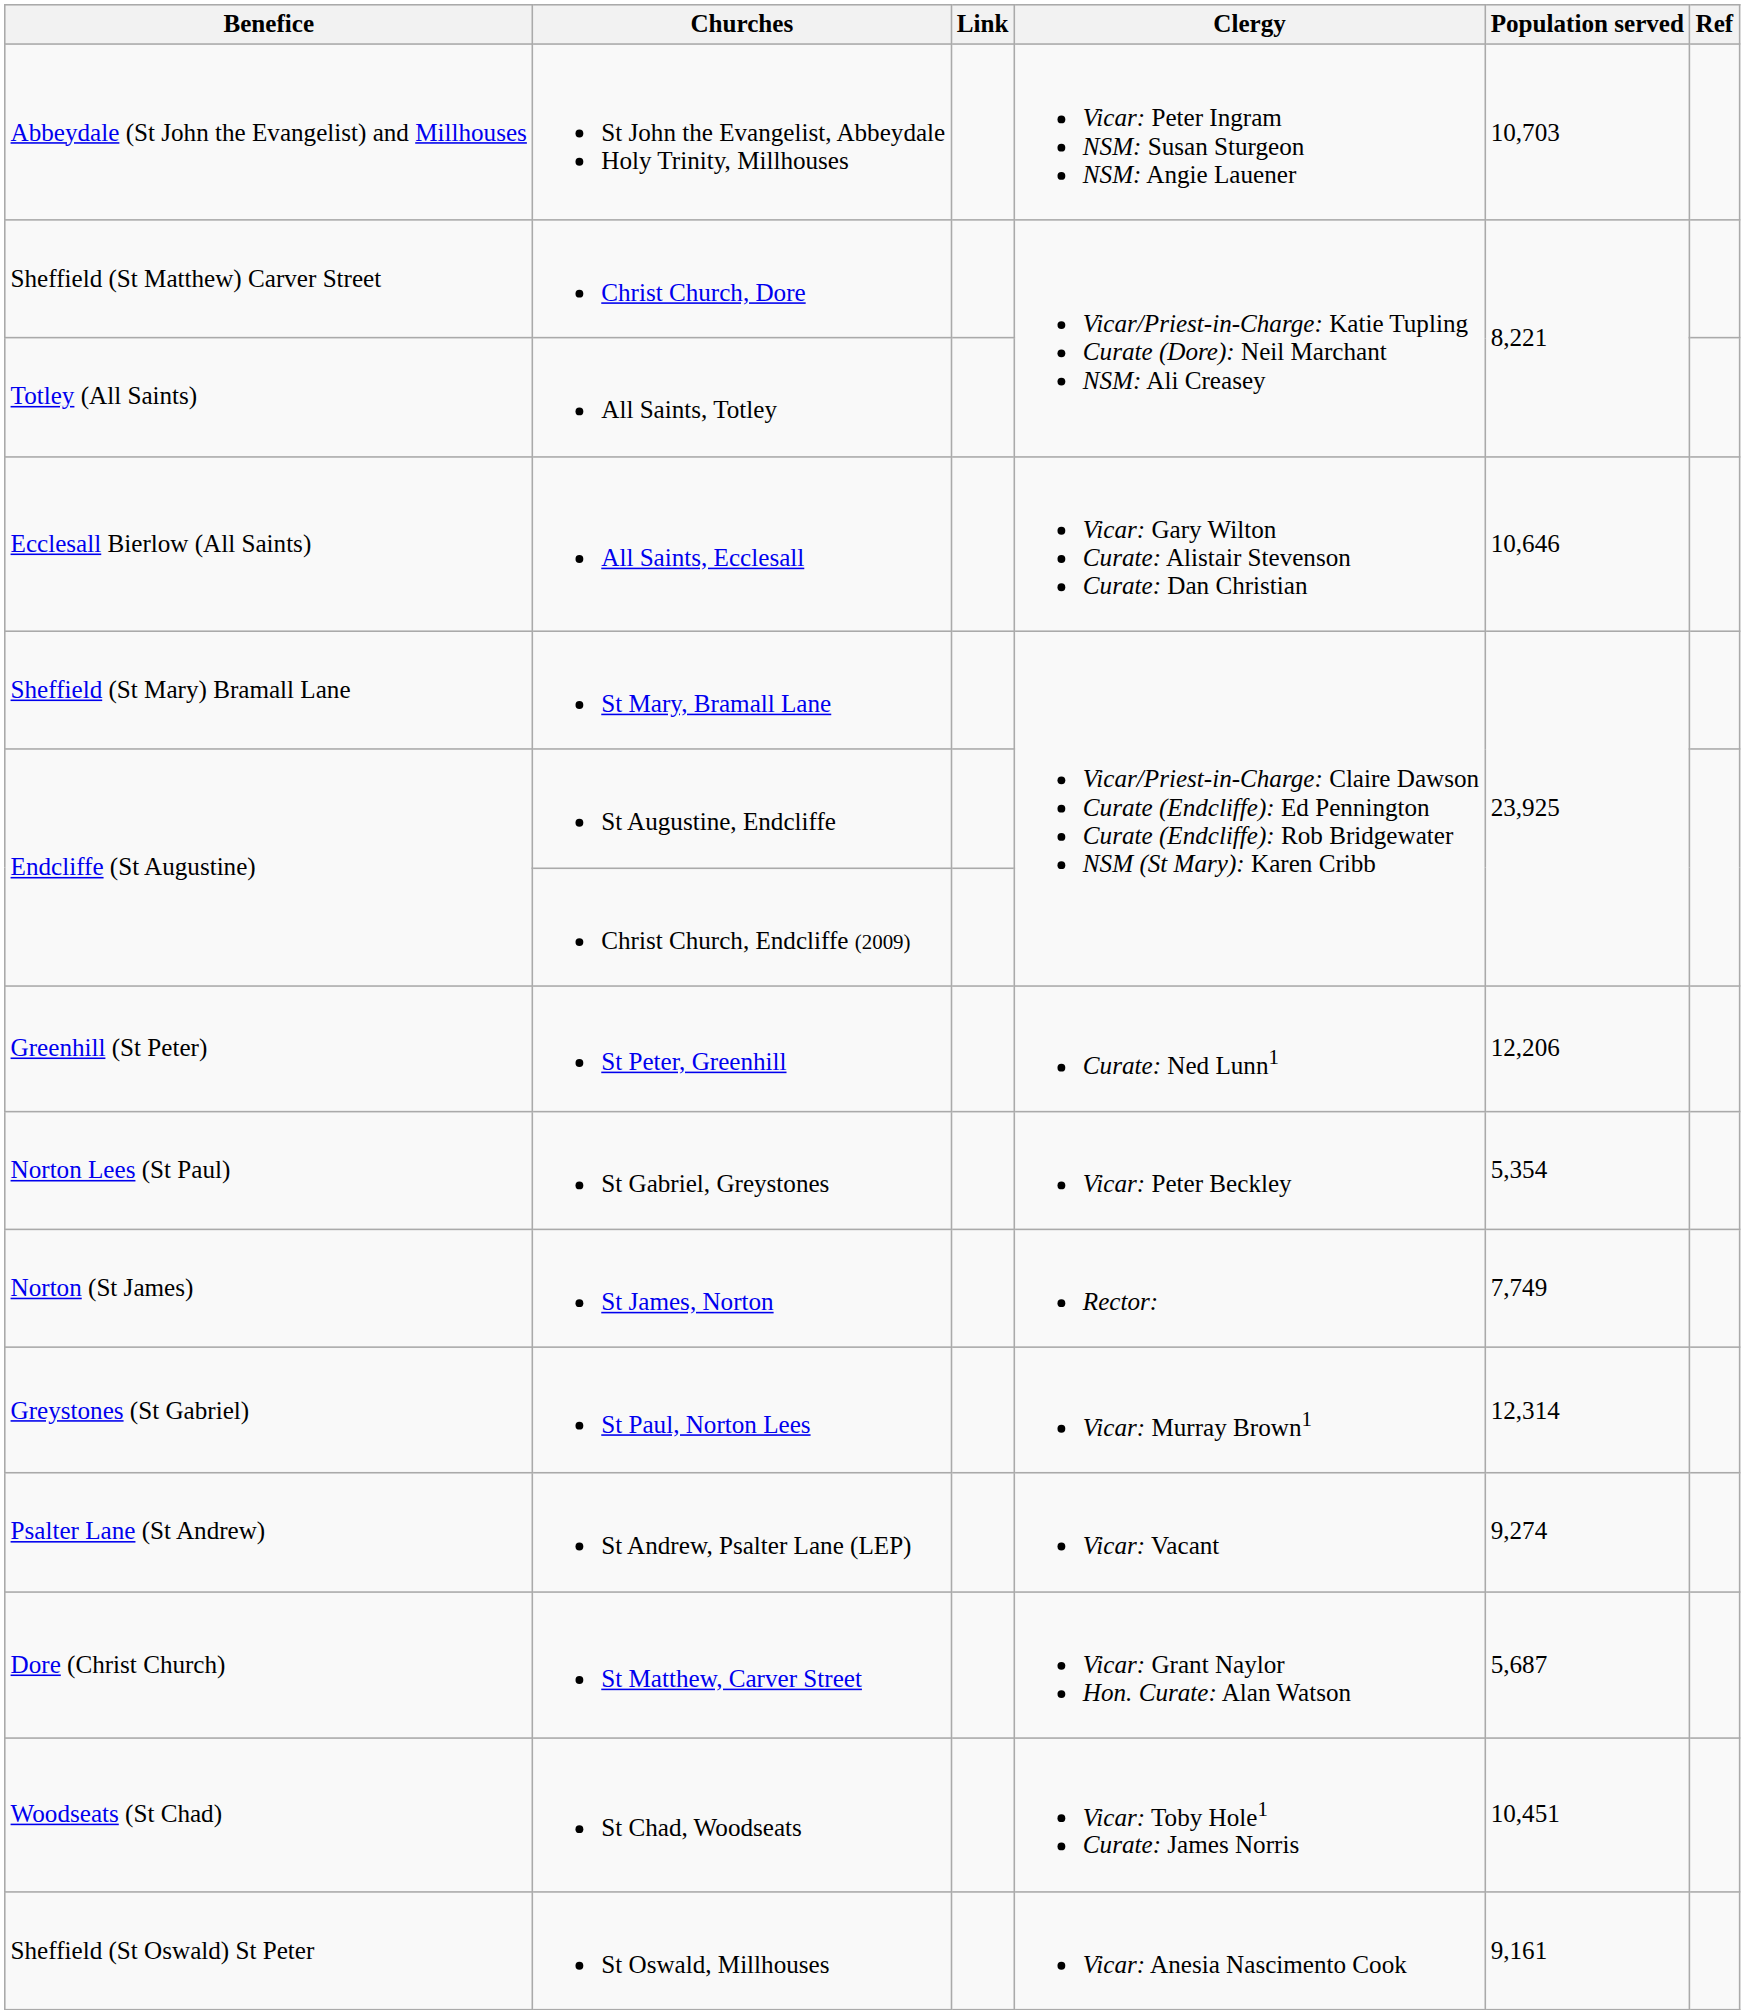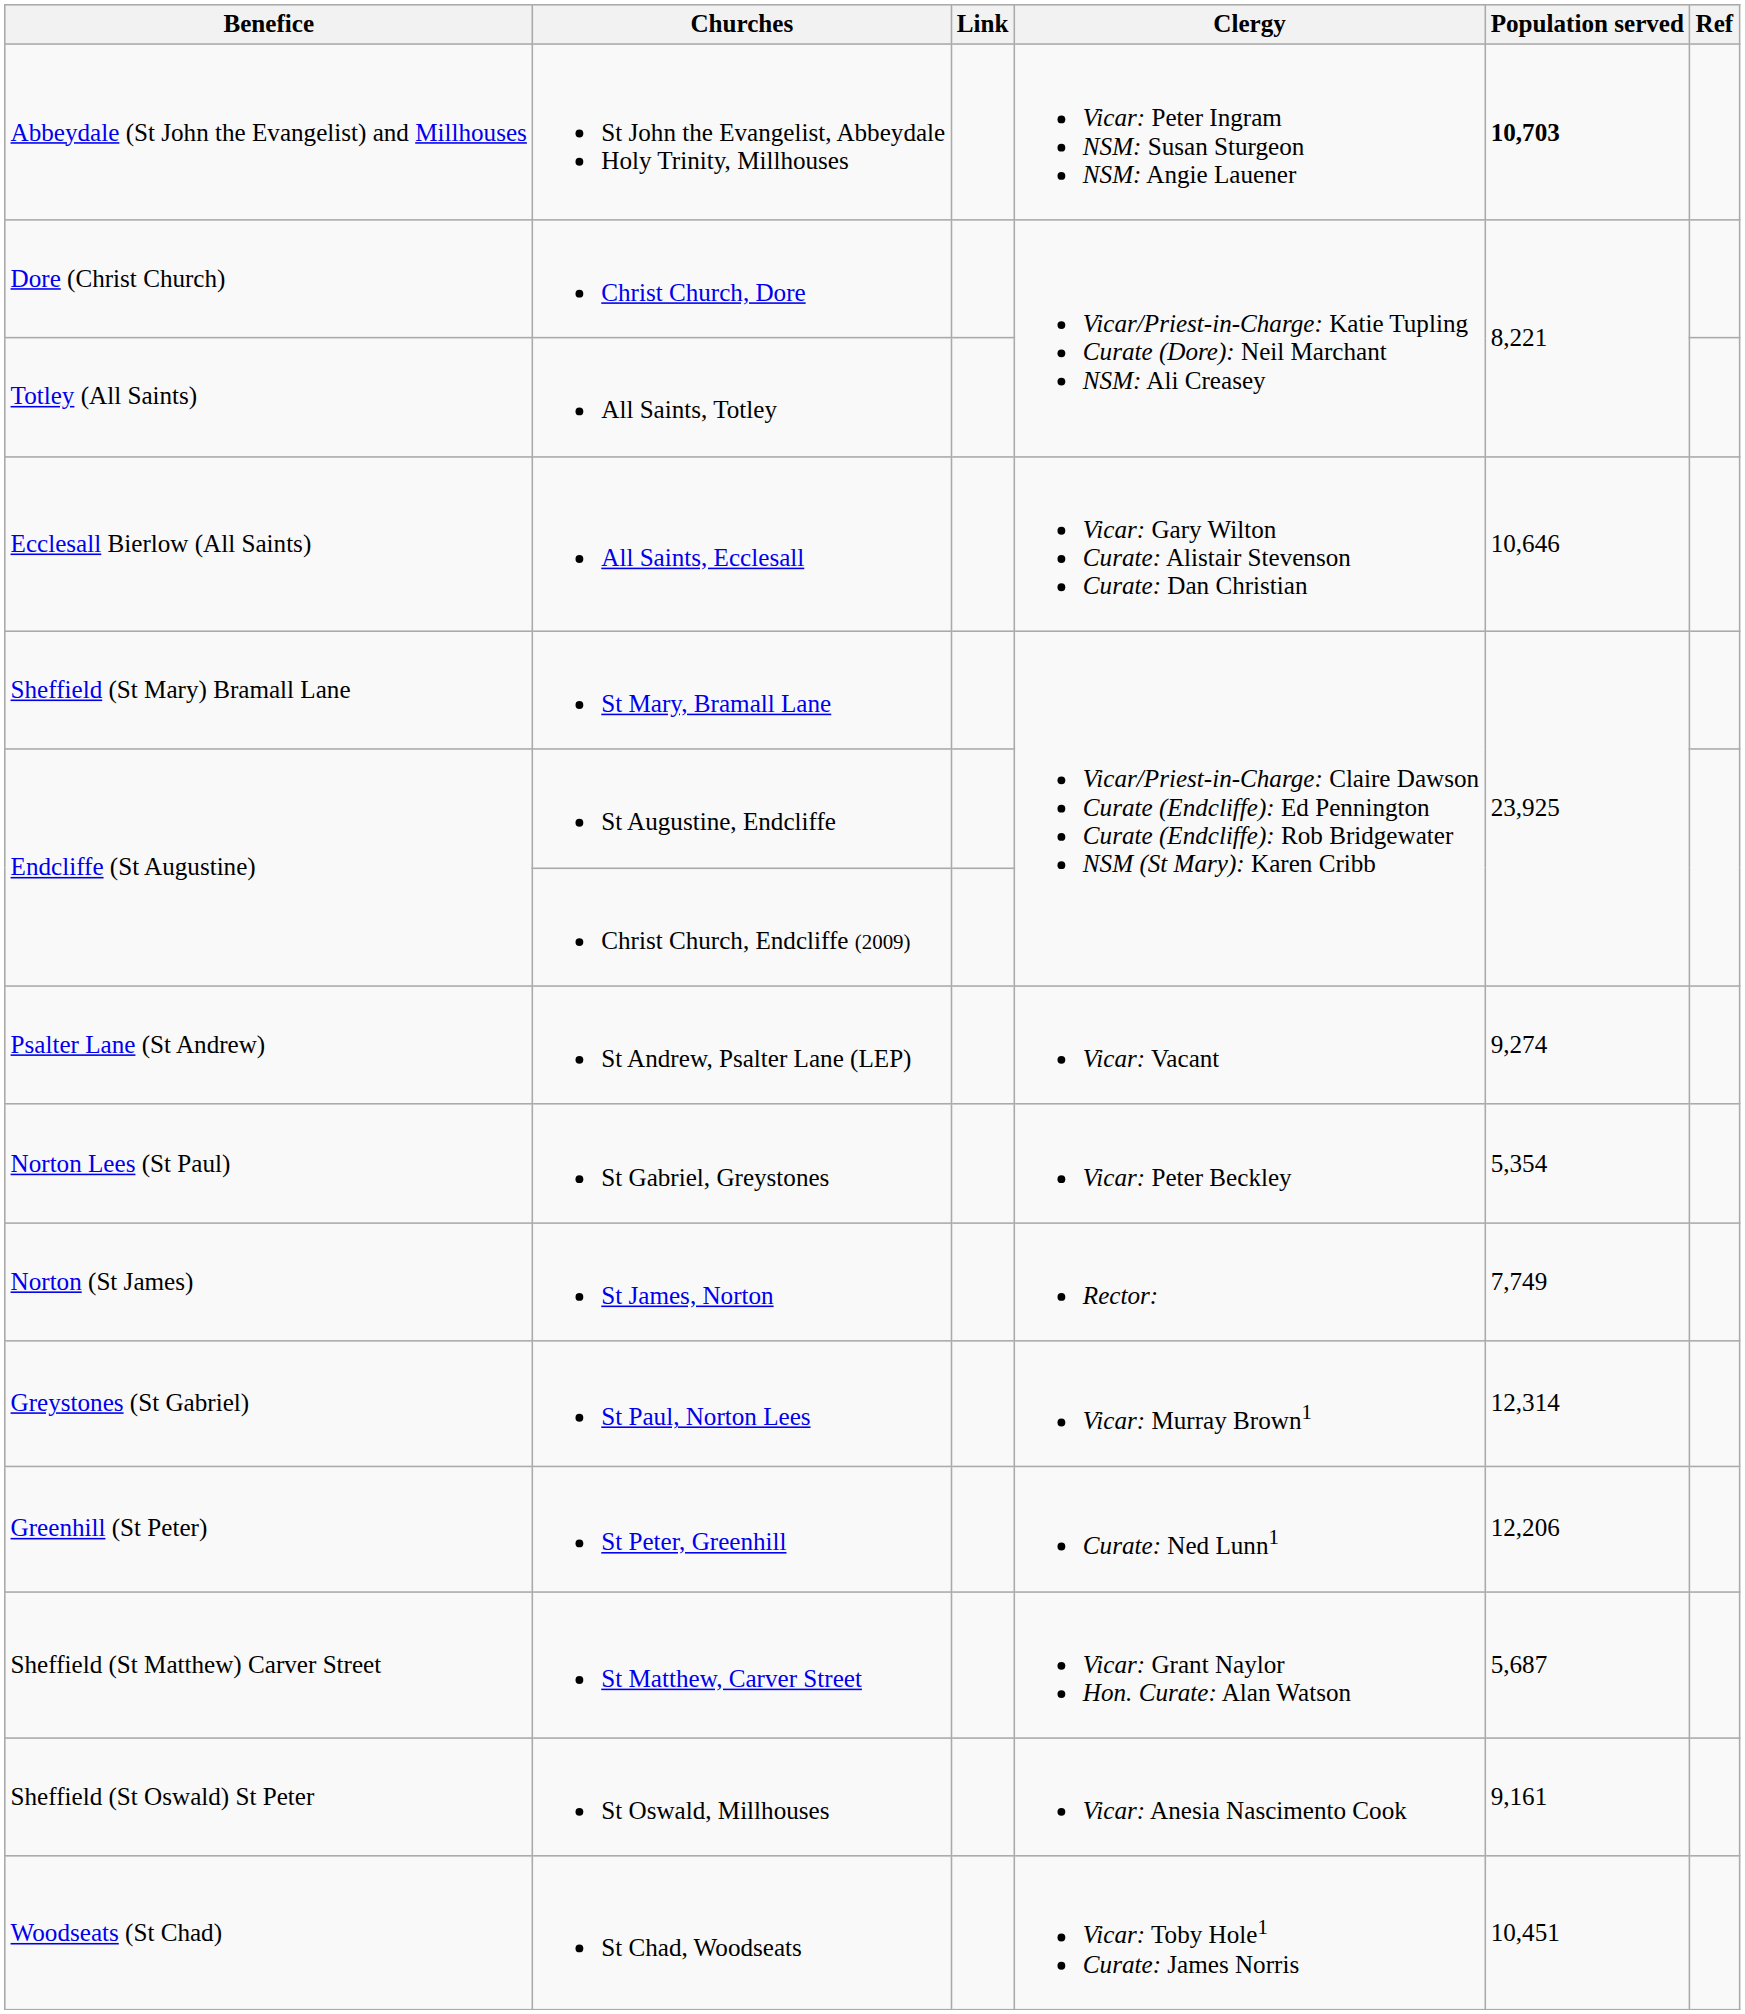(1525, 131) normal -> (1525, 131) bold
(196, 278) Sheffield (St Matthew) Carver Street -> (118, 278) Dore (Christ Church)
rows swapped: (742, 1063) <-> (742, 1546)
(118, 1664) Dore (Christ Church) -> (196, 1664) Sheffield (St Matthew) Carver Street
rows swapped: (742, 1965) <-> (742, 1829)
